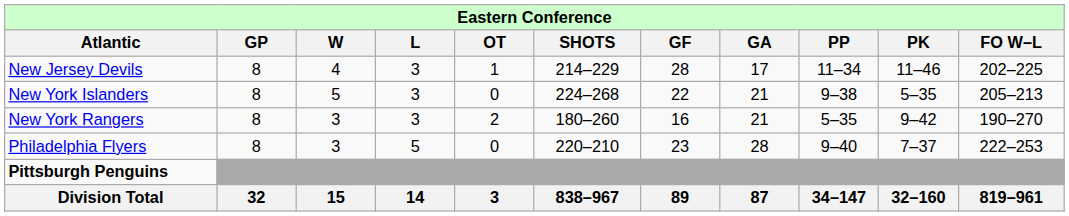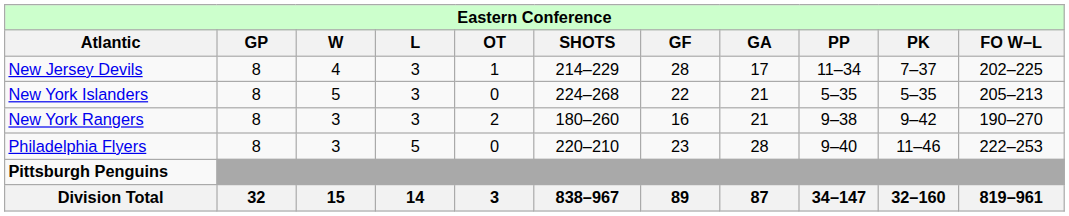(918, 69) 11–46 -> (918, 69) 7–37
(839, 94) 9–38 -> (839, 94) 5–35
(839, 120) 5–35 -> (839, 120) 9–38
(918, 146) 7–37 -> (918, 146) 11–46
